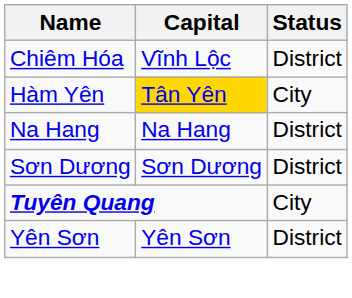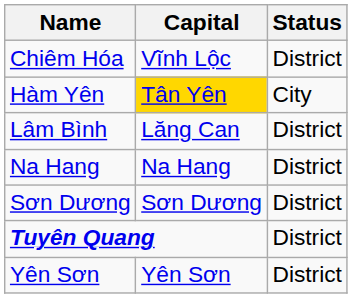+ row: (59, 130)
(292, 202) City -> (307, 238) District
